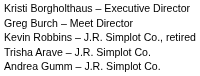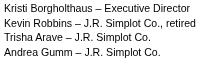- row: (69, 23)
